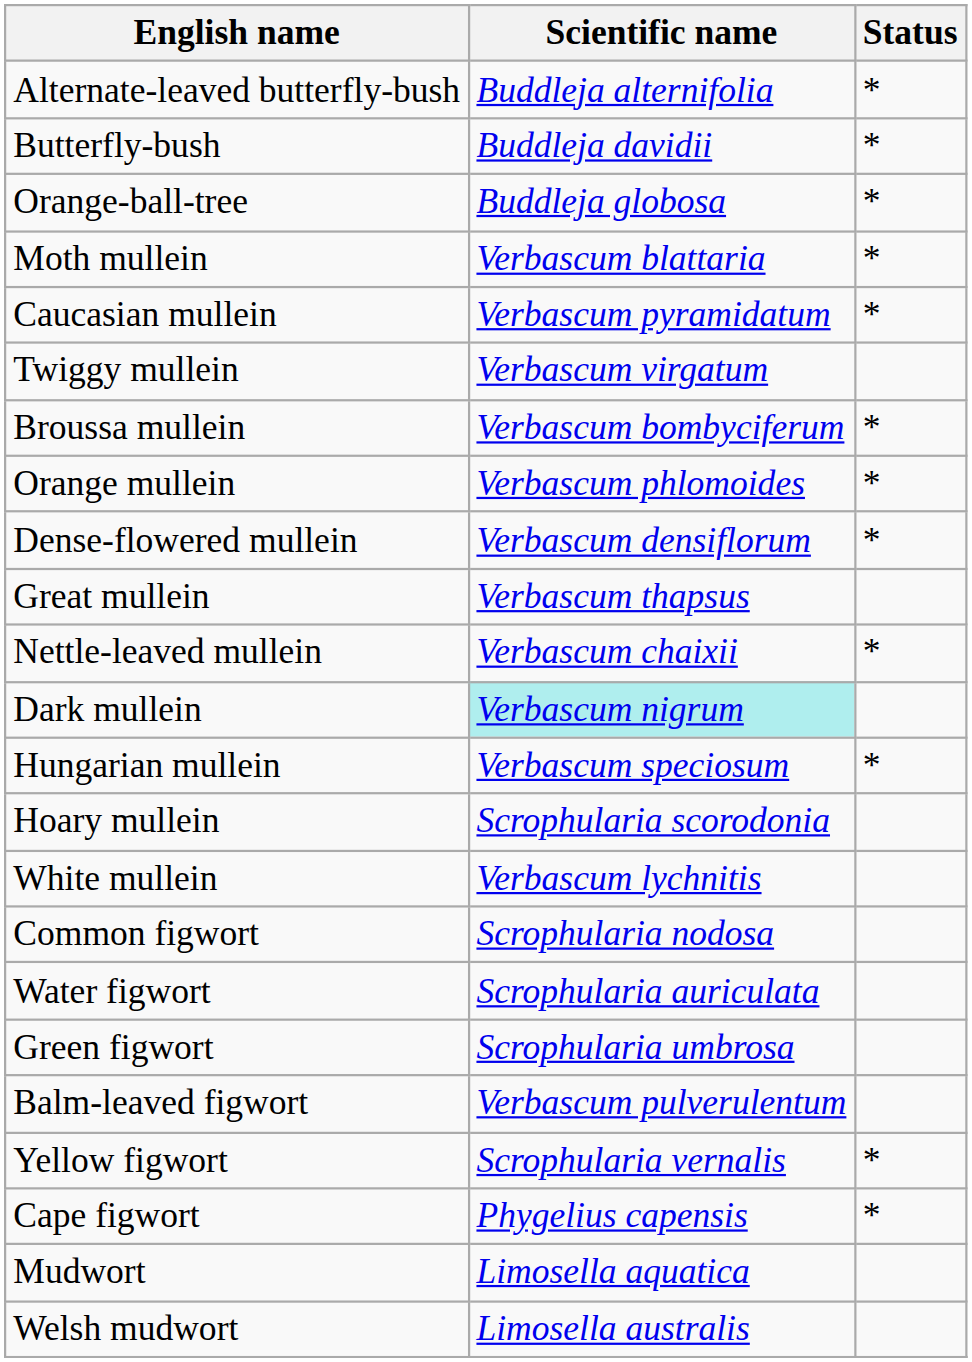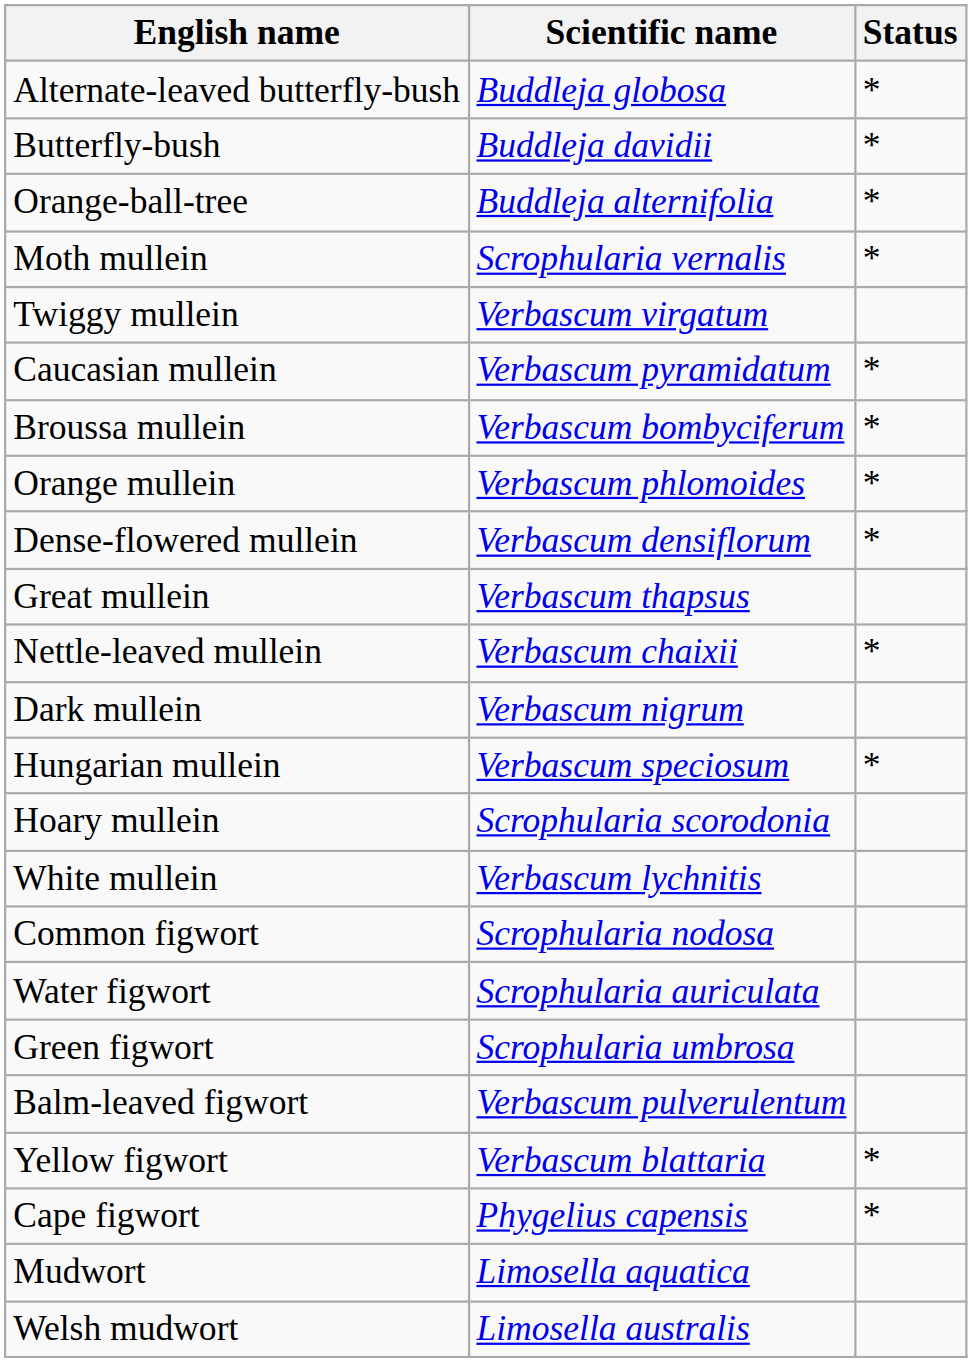(625, 88) Buddleja alternifolia -> (601, 88) Buddleja globosa
(601, 201) Buddleja globosa -> (625, 201) Buddleja alternifolia
(621, 257) Verbascum blattaria -> (631, 257) Scrophularia vernalis
rows swapped: (126, 370) <-> (145, 314)
(610, 708) paleturquoise background -> (610, 708) no background
(631, 1159) Scrophularia vernalis -> (621, 1159) Verbascum blattaria
